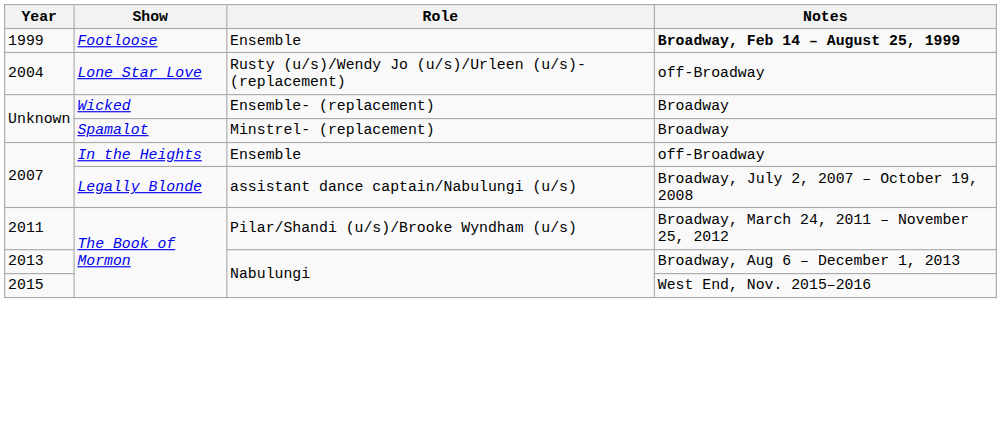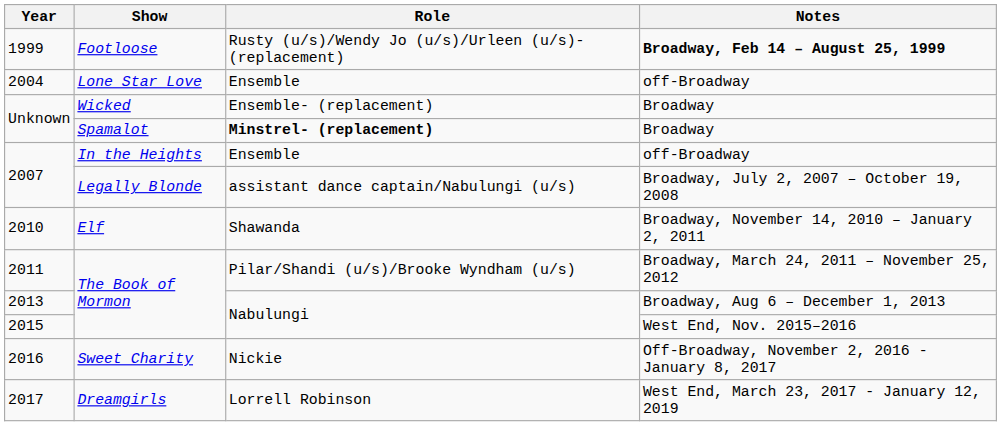(266, 41) Ensemble -> (407, 49) Rusty (u/s)/Wendy Jo (u/s)/Urleen (u/s)- (replacement)
(408, 74) Rusty (u/s)/Wendy Jo (u/s)/Urleen (u/s)- (replacement) -> (264, 82) Ensemble
(332, 130) normal -> (331, 130) bold
+ row: (26, 228)
+ row: (26, 359)
+ row: (26, 401)
